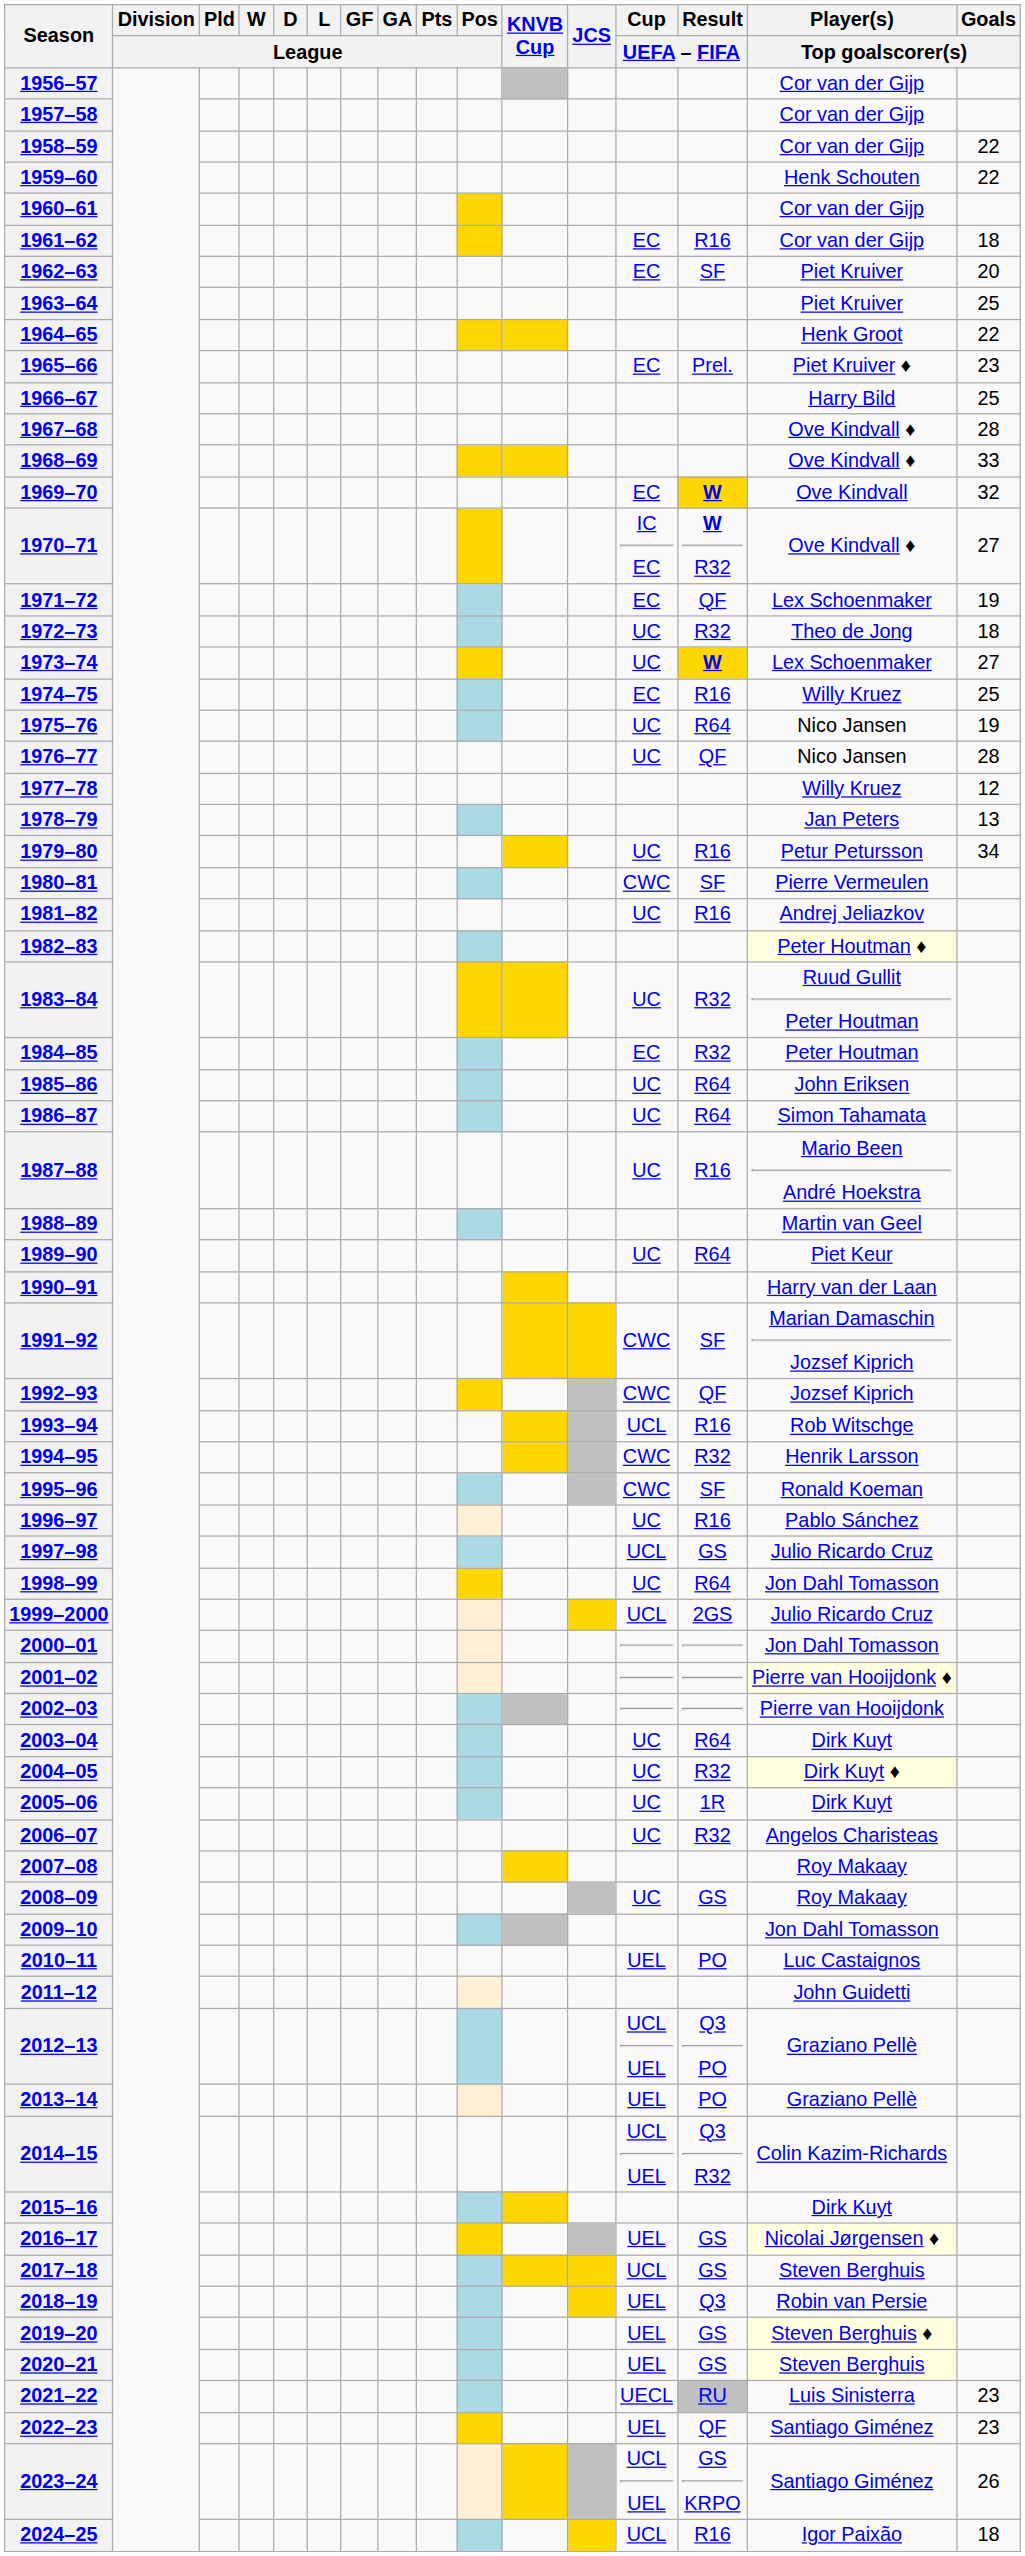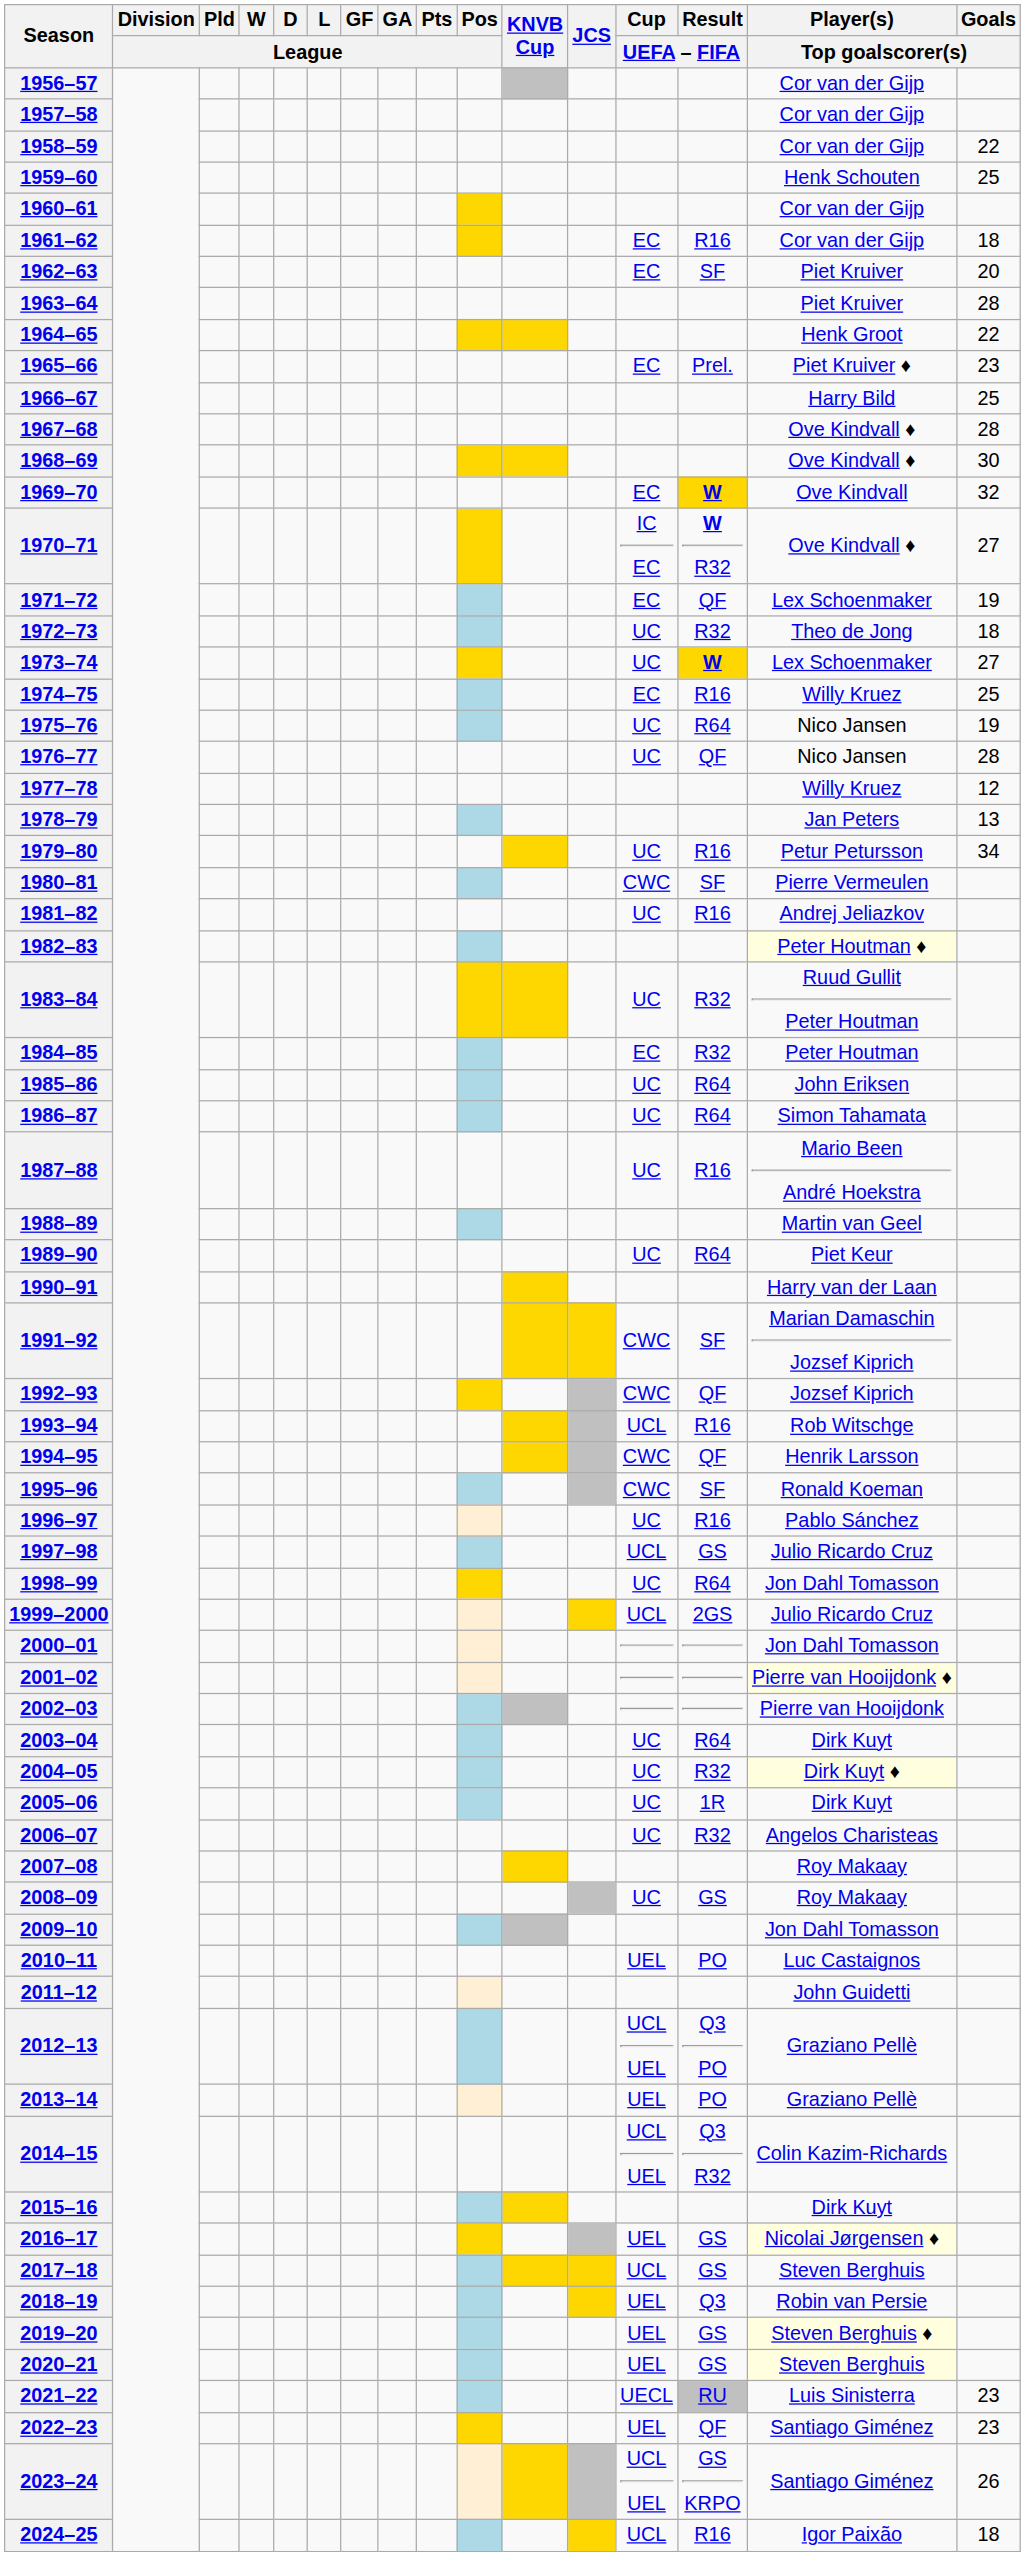(988, 177) 22 -> (988, 177) 25
(988, 303) 25 -> (988, 303) 28
(988, 460) 33 -> (988, 460) 30
(712, 1457) R32 -> (712, 1457) QF
